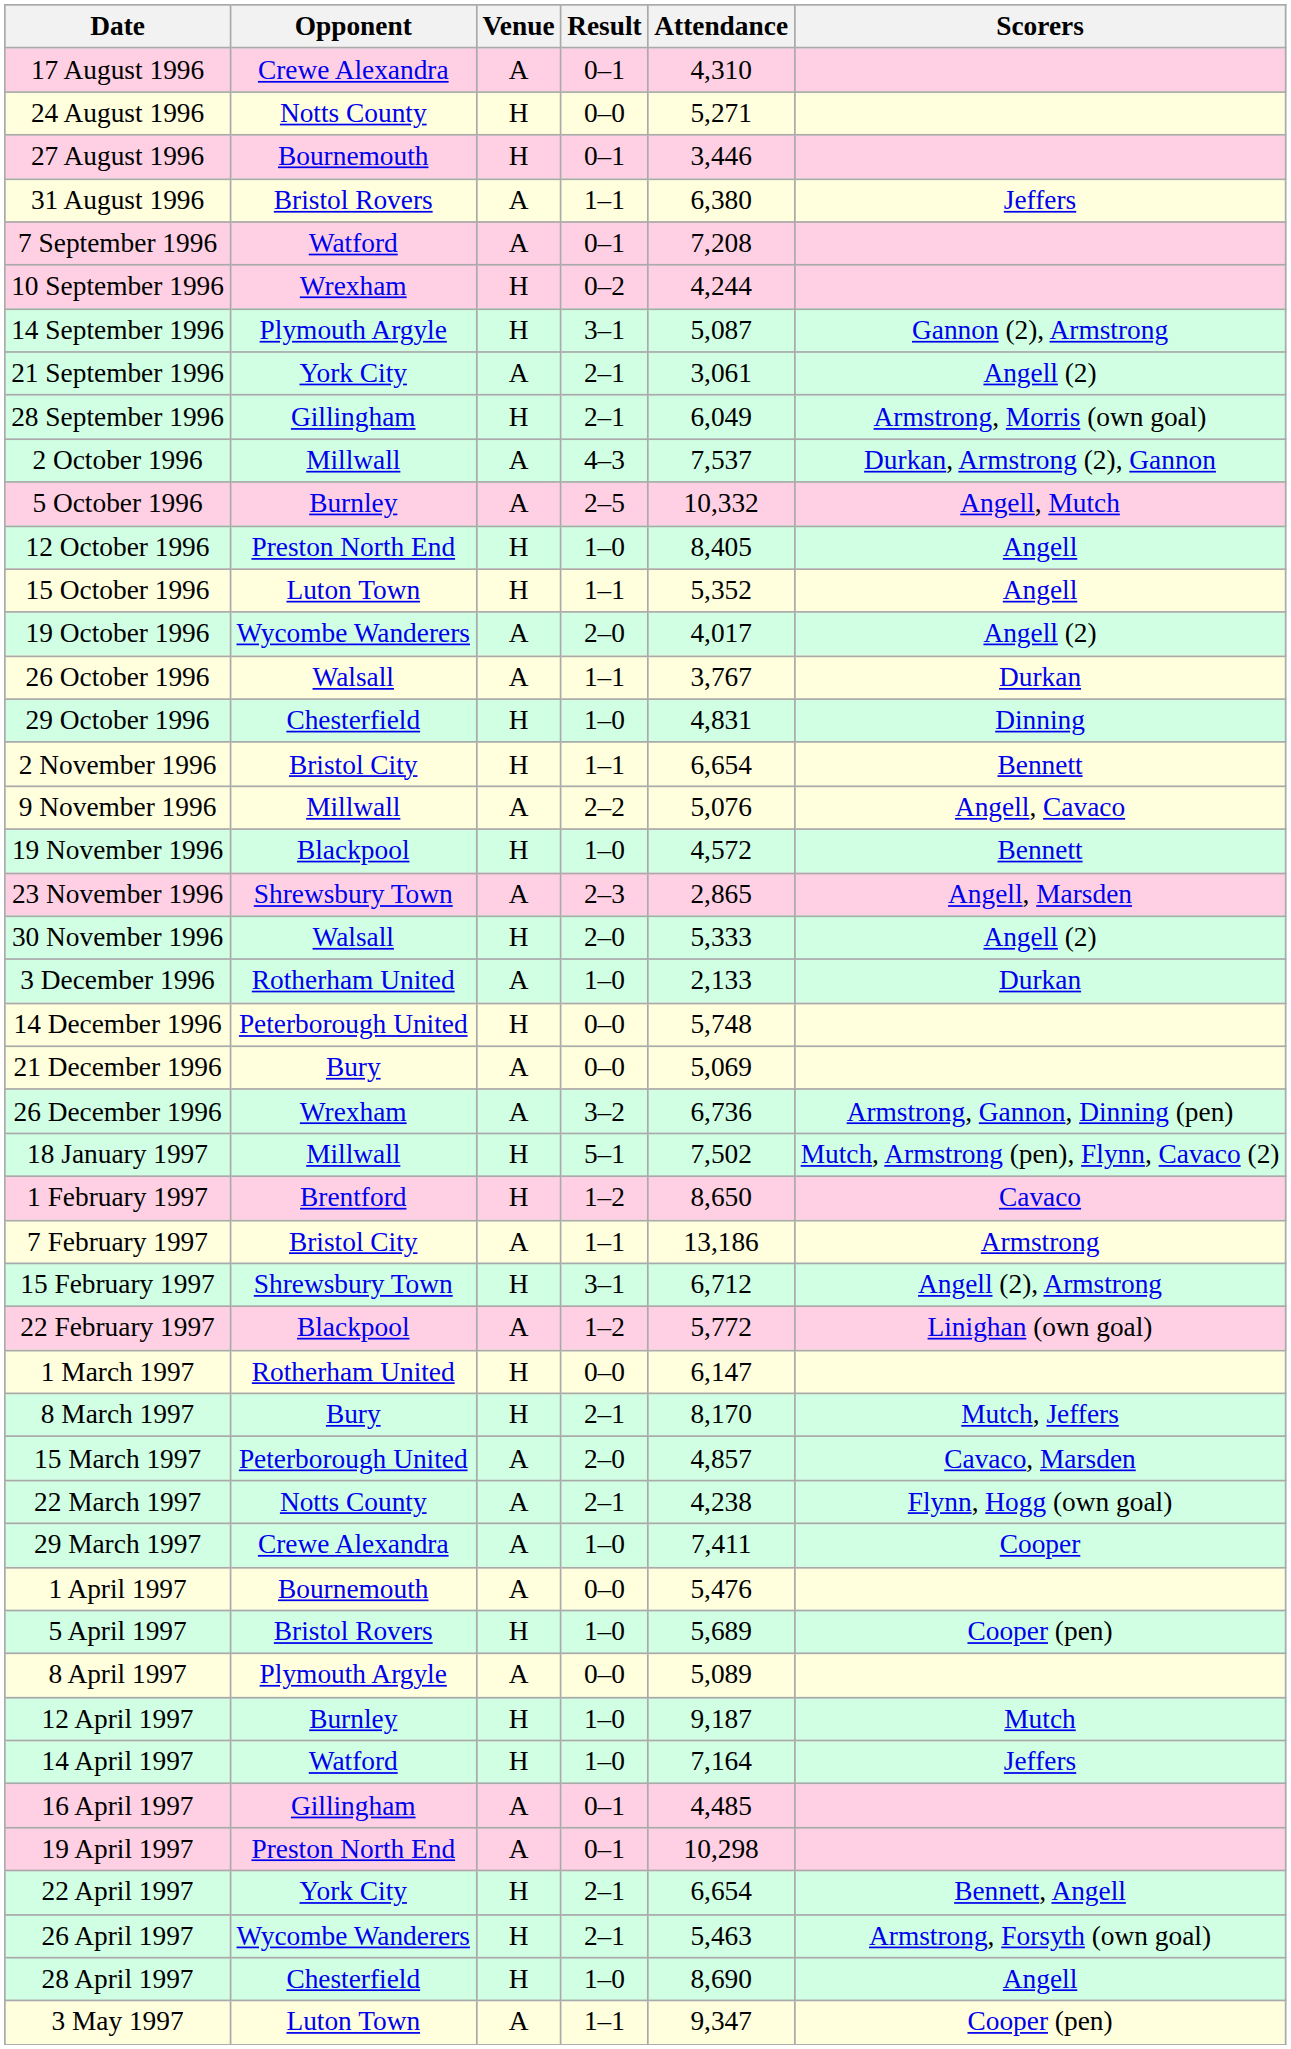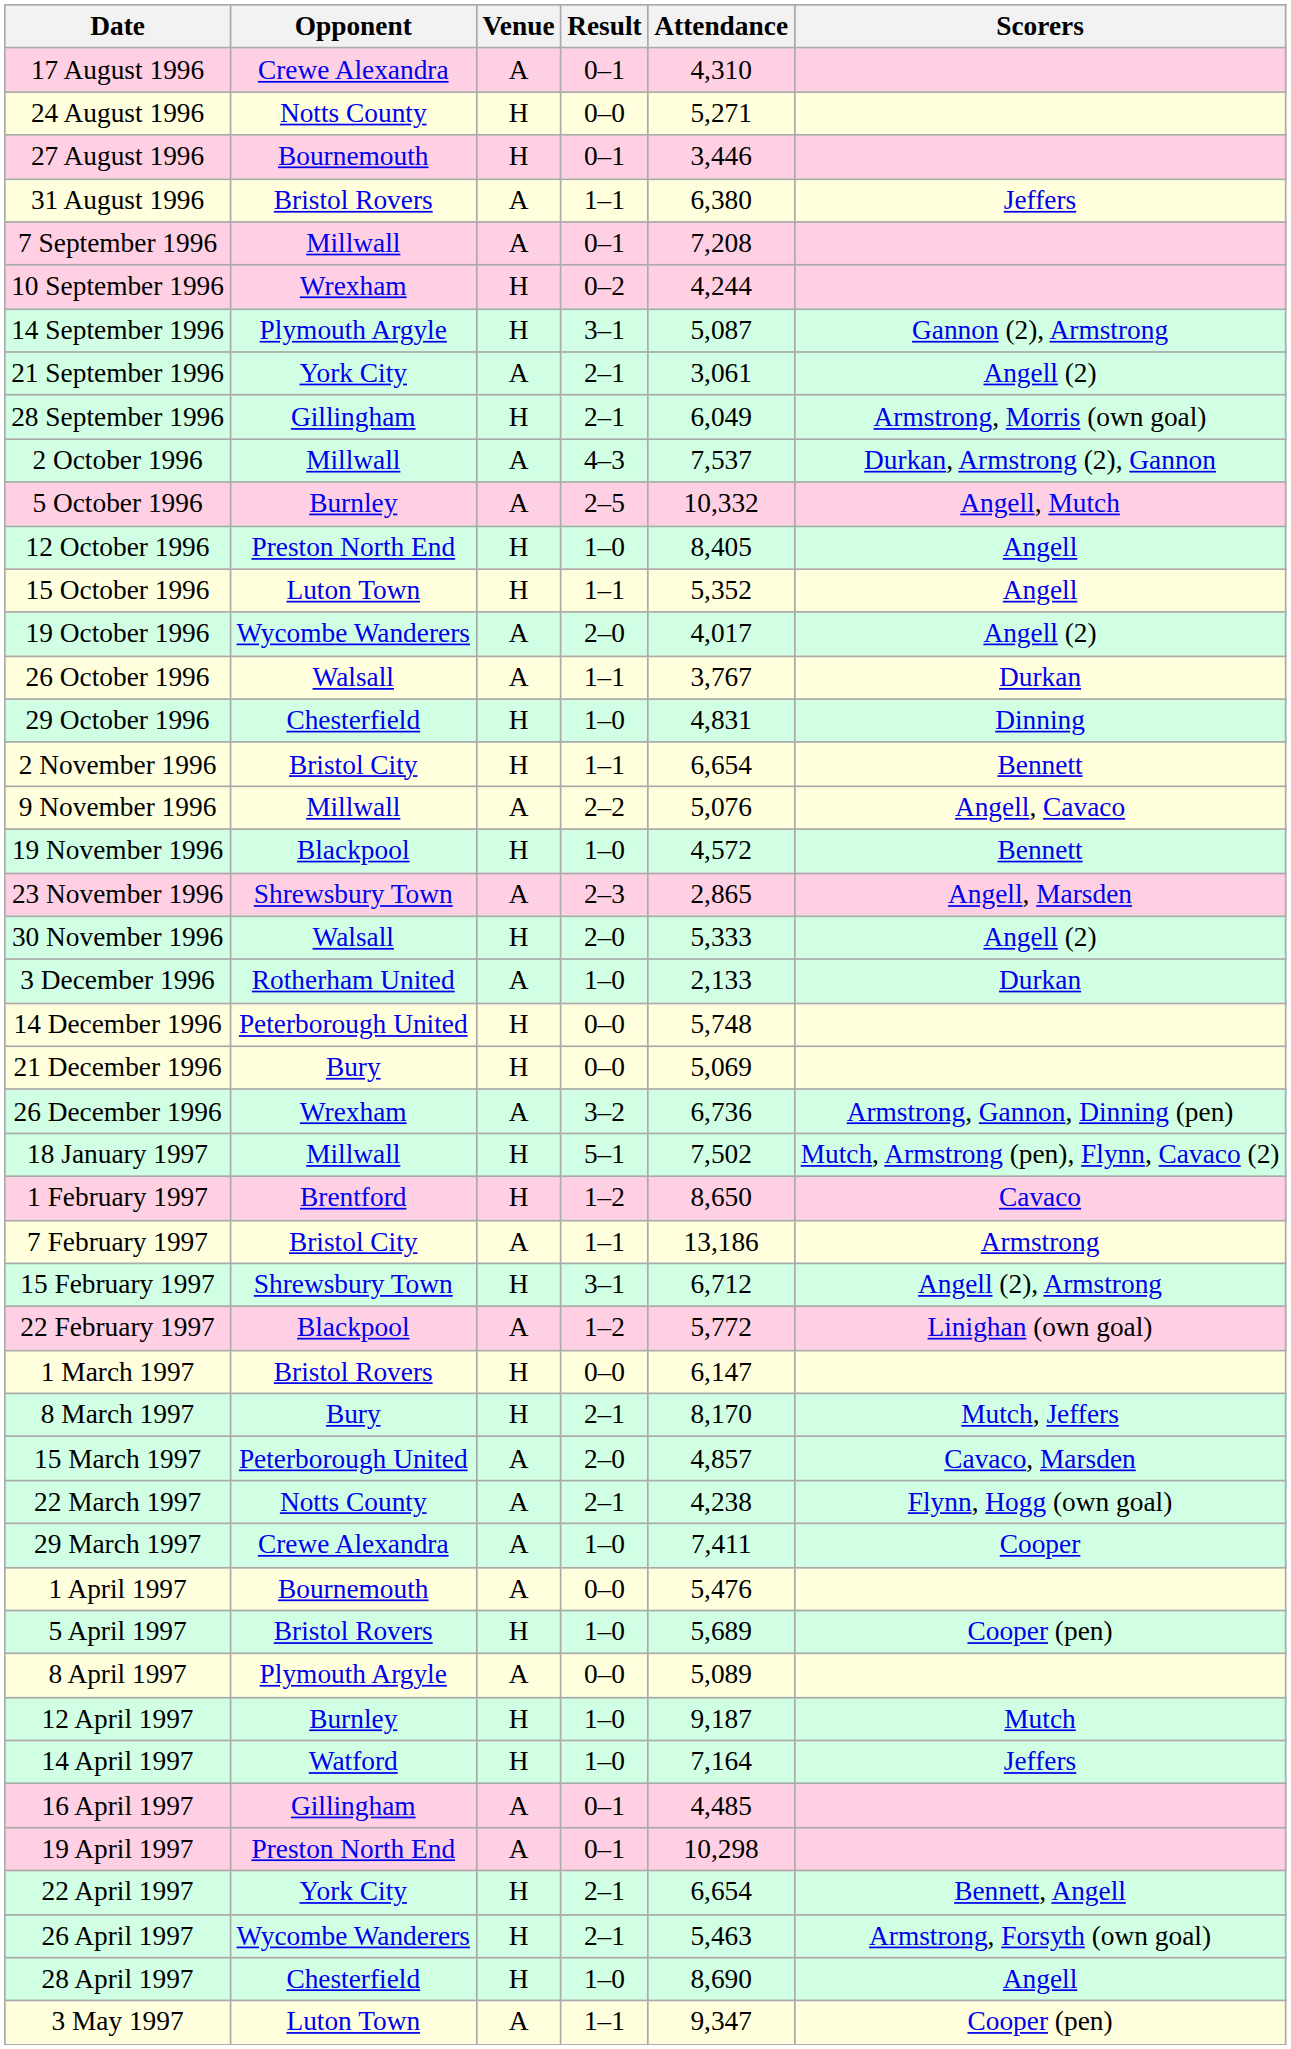(353, 243) Watford -> (353, 243) Millwall
(519, 1067) A -> (519, 1067) H
(353, 1371) Rotherham United -> (353, 1371) Bristol Rovers
